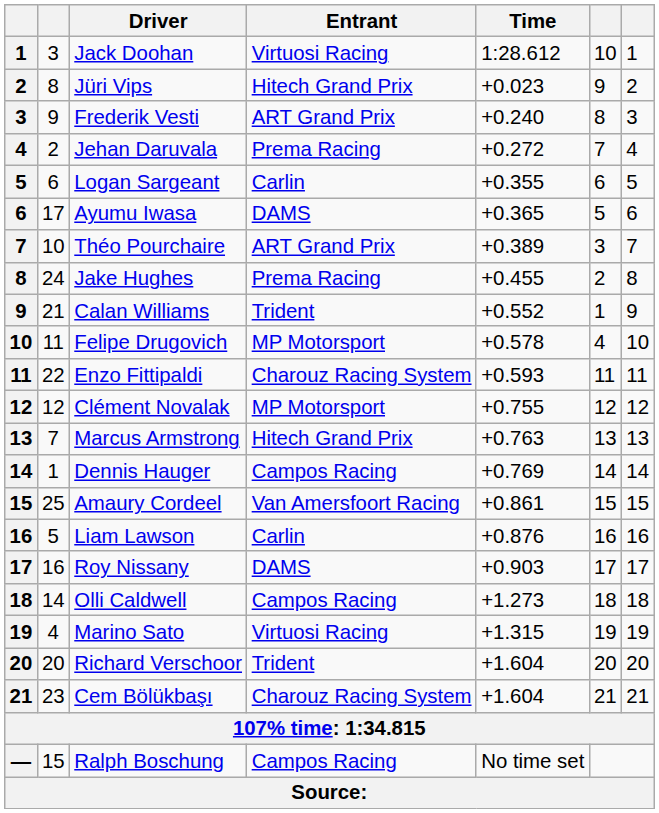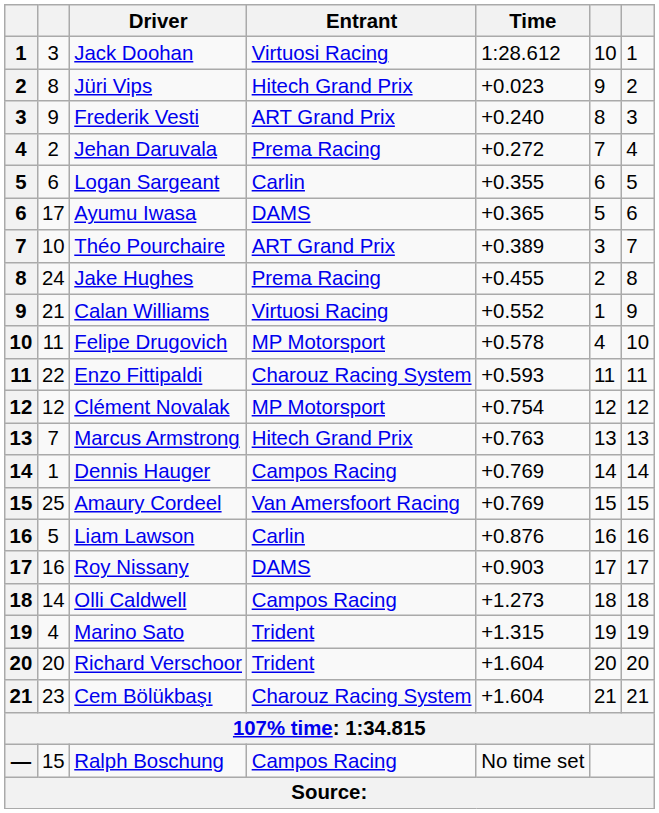(283, 310) Trident -> (320, 310) Virtuosi Racing
(513, 406) +0.755 -> (513, 406) +0.754
(513, 503) +0.861 -> (513, 503) +0.769
(320, 631) Virtuosi Racing -> (283, 631) Trident
